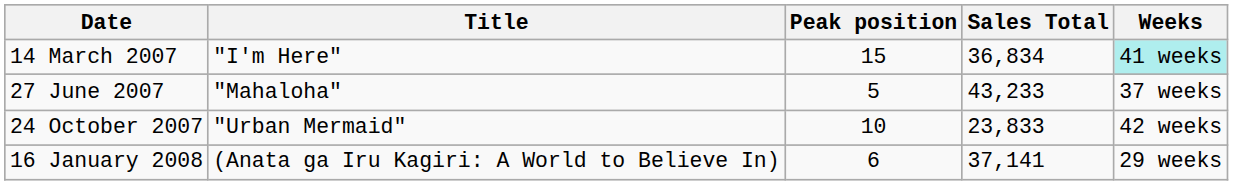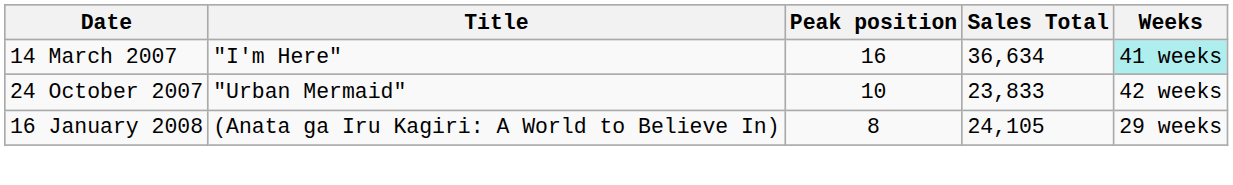(874, 57) 15 -> (874, 57) 16
(1006, 57) 36,834 -> (1006, 57) 36,634
- row: (87, 92)
(873, 162) 6 -> (873, 127) 8
(1006, 162) 37,141 -> (1006, 127) 24,105
